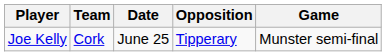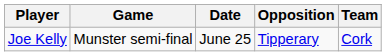columns swapped: (92, 16) <-> (319, 16)
